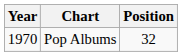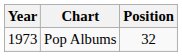(23, 39) 1970 -> (23, 39) 1973
